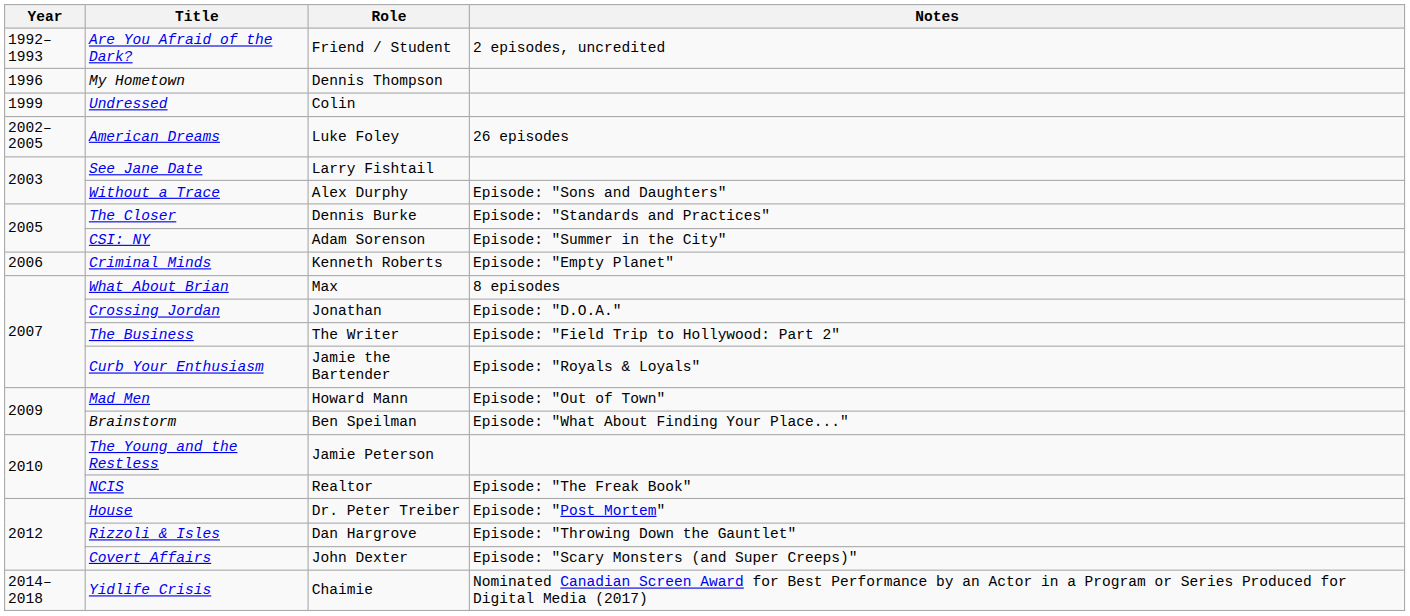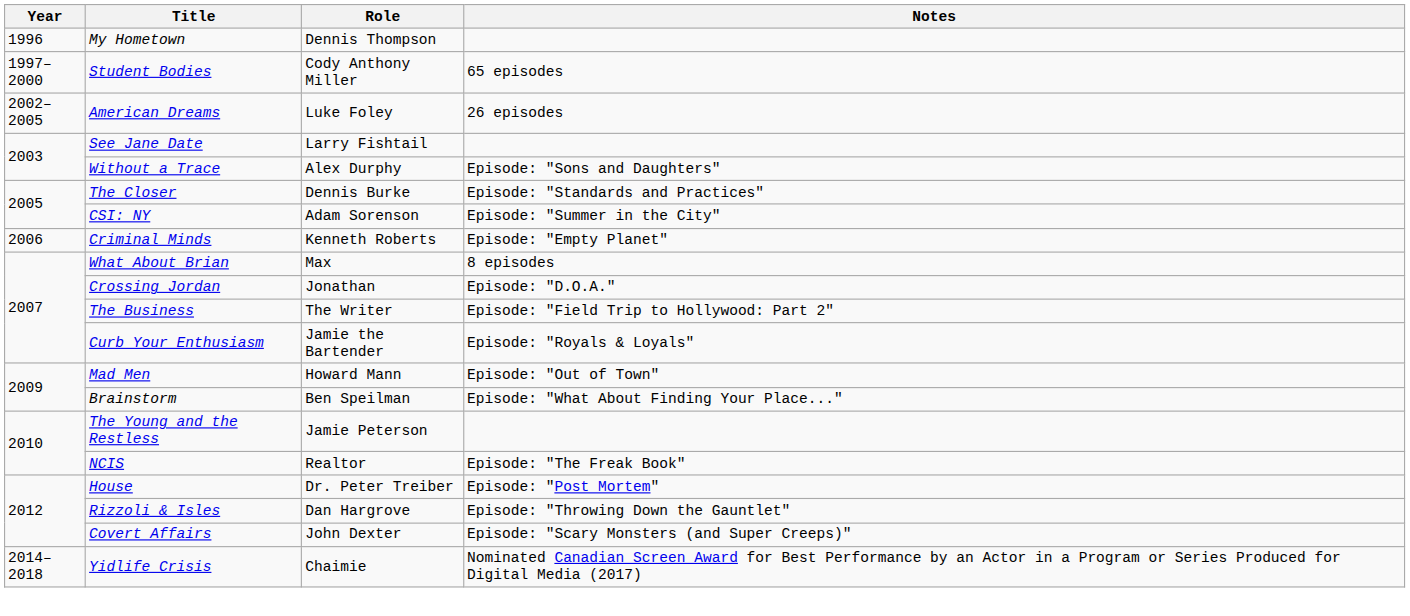- row: (181, 49)
+ row: (150, 72)
- row: (128, 104)
